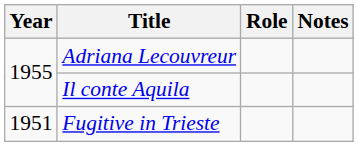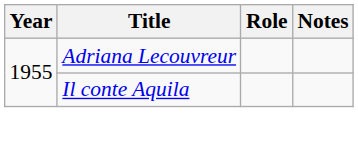- row: (141, 123)
